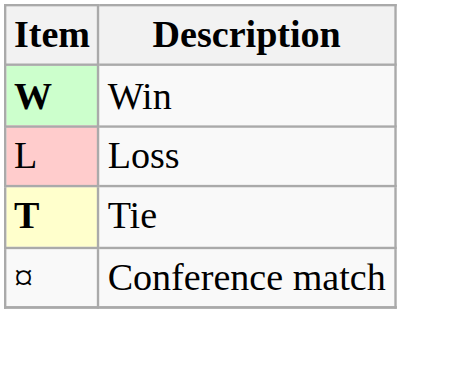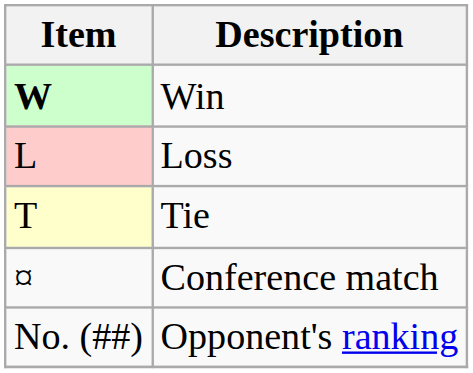(27, 215) bold -> (26, 215) normal
+ row: (309, 336)
